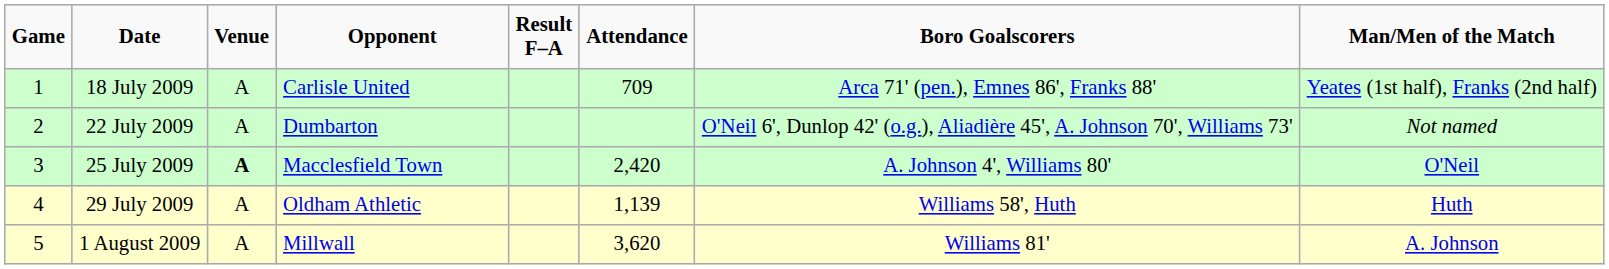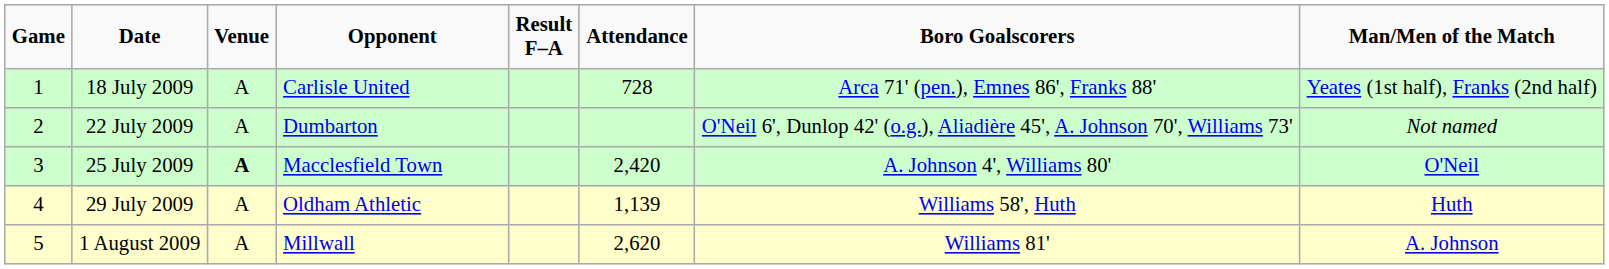(637, 87) 709 -> (637, 87) 728
(637, 243) 3,620 -> (637, 243) 2,620
